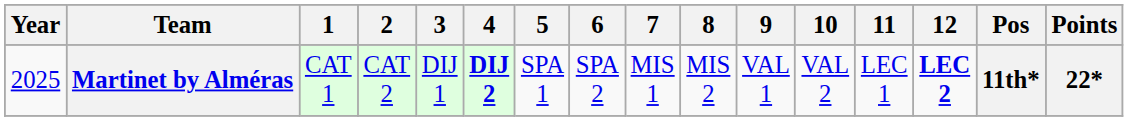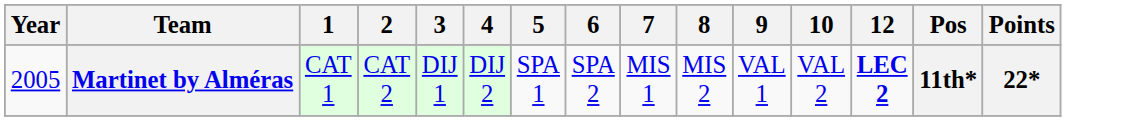- column: (884, 24)
(36, 79) 2025 -> (36, 79) 2005
(489, 79) bold -> (487, 79) normal
